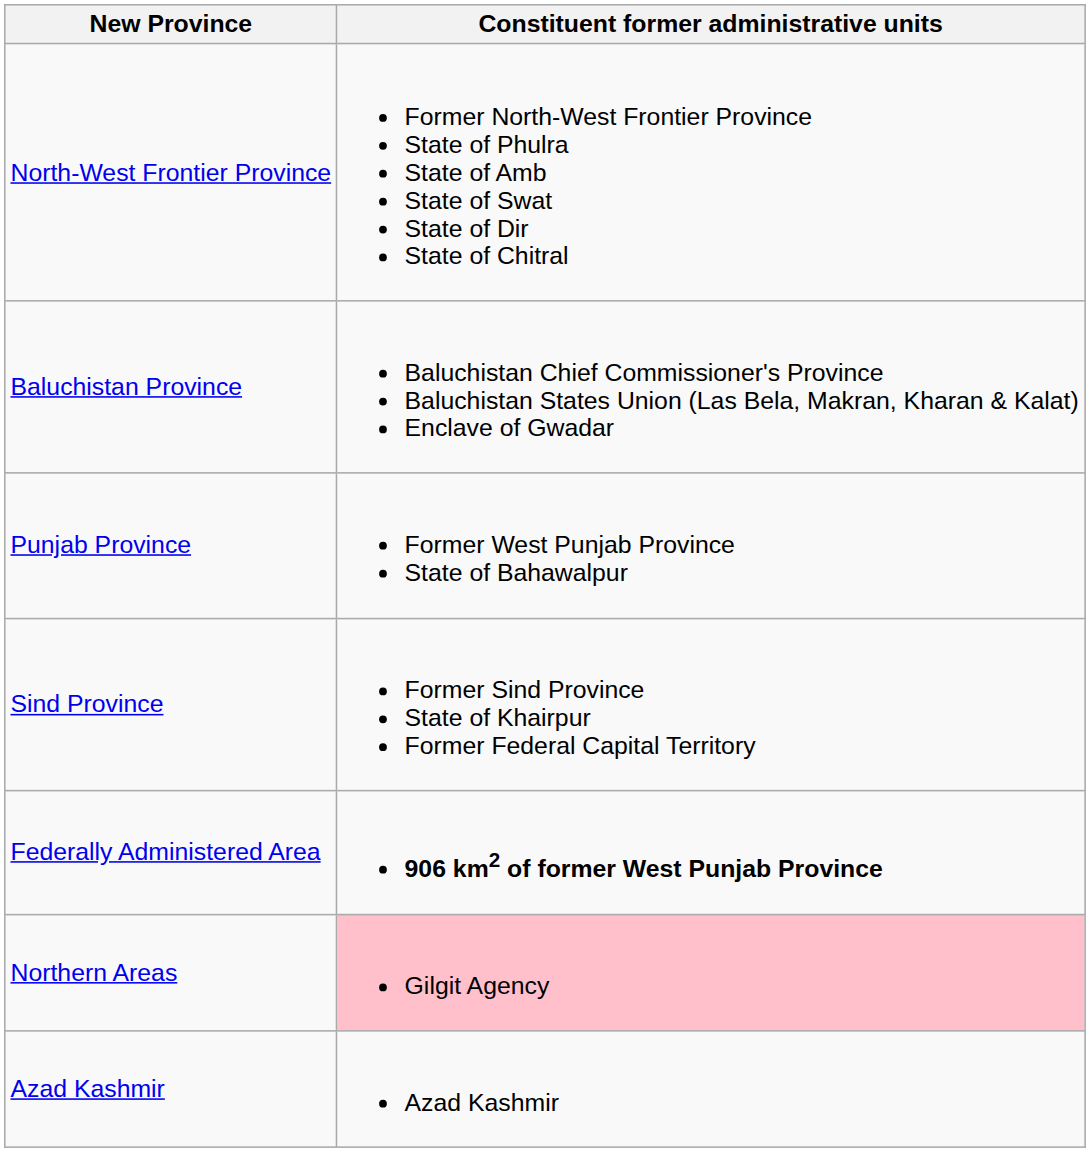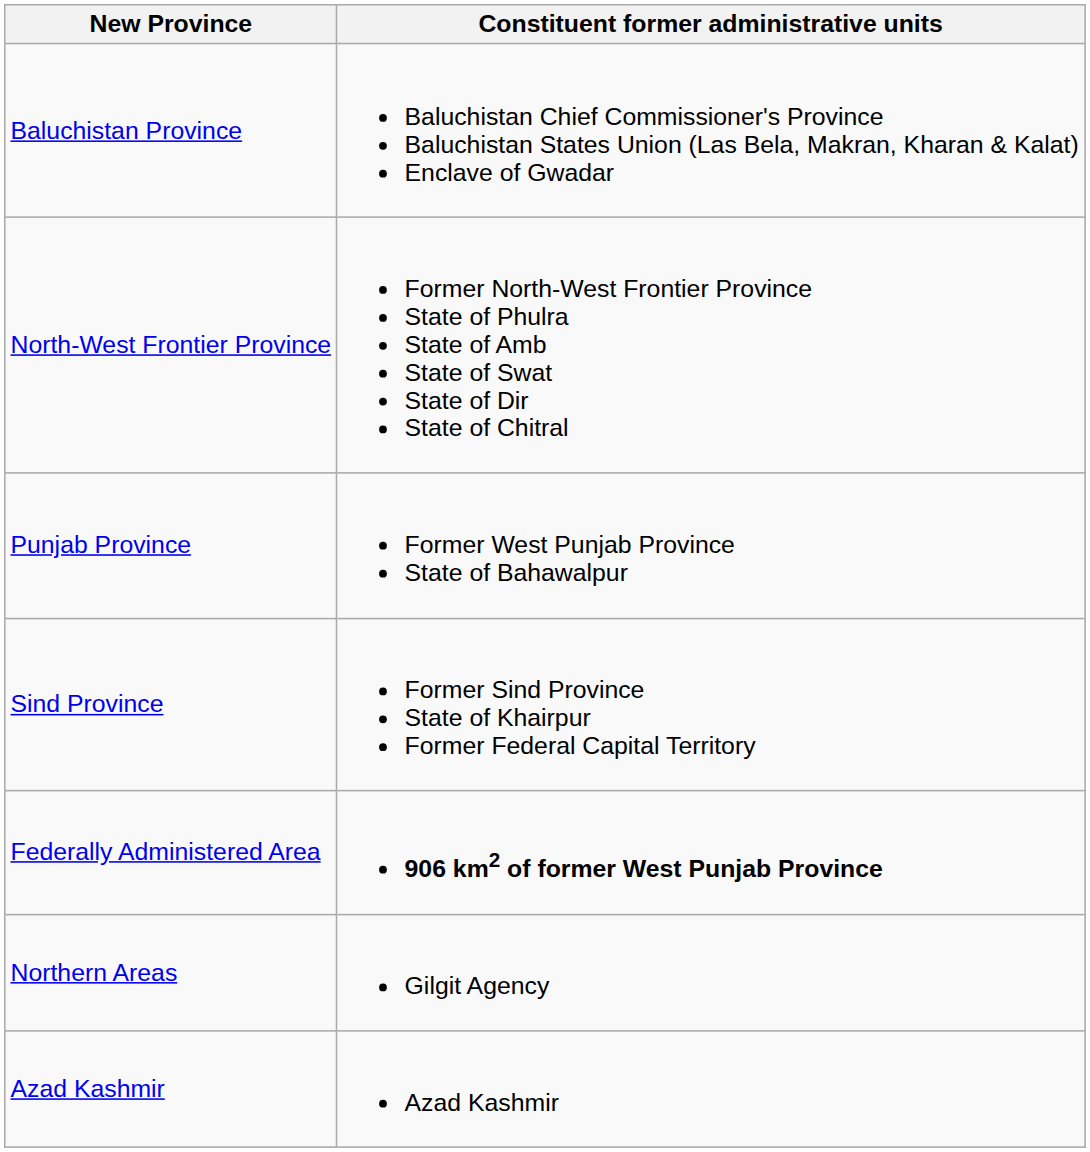rows swapped: (126, 386) <-> (171, 171)
(711, 986) pink background -> (711, 986) no background
